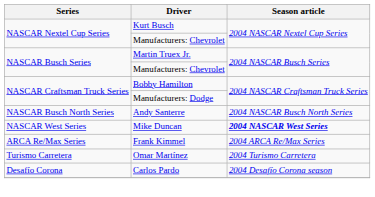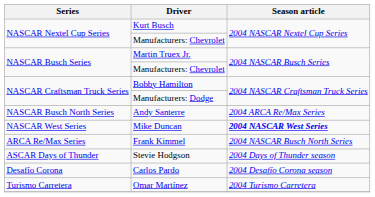(291, 112) 2004 NASCAR Busch North Series -> (277, 112) 2004 ARCA Re/Max Series
(277, 141) 2004 ARCA Re/Max Series -> (291, 141) 2004 NASCAR Busch North Series
+ row: (52, 156)
rows swapped: (34, 170) <-> (39, 156)
